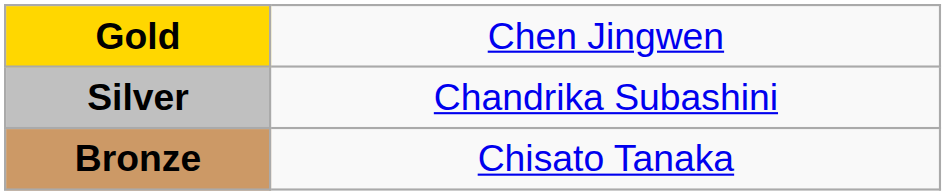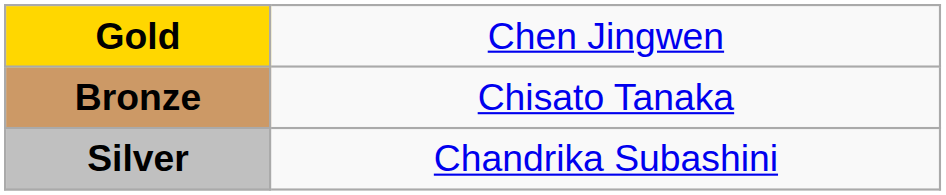rows swapped: (138, 96) <-> (138, 157)
